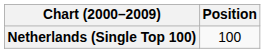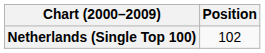(230, 37) 100 -> (230, 37) 102
